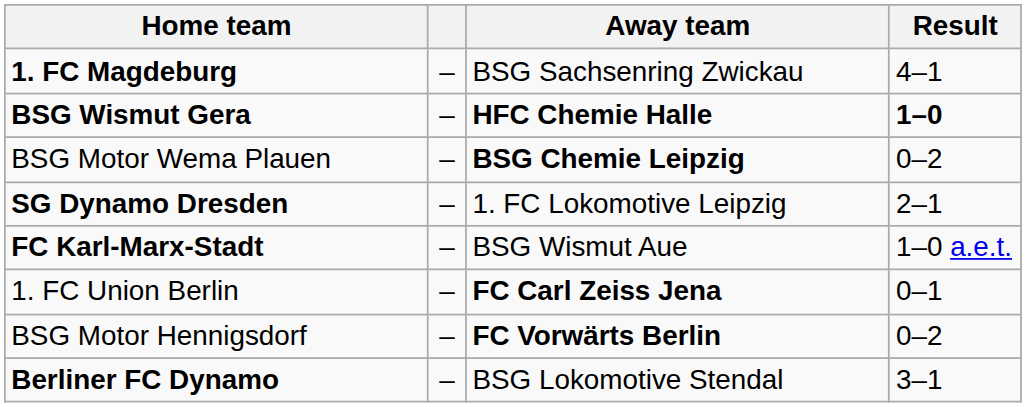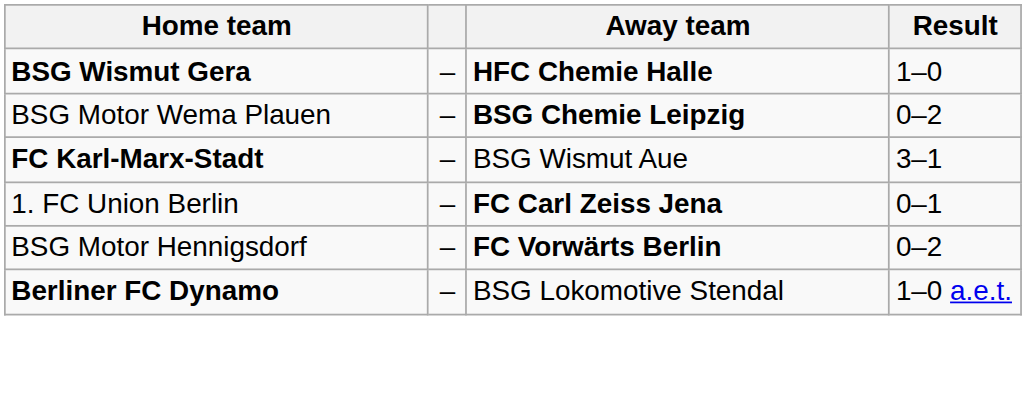- row: (124, 70)
(919, 114) bold -> (919, 70) normal
- row: (150, 203)
(954, 247) 1–0 a.e.t. -> (919, 159) 3–1
(919, 379) 3–1 -> (954, 291) 1–0 a.e.t.
